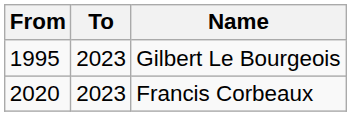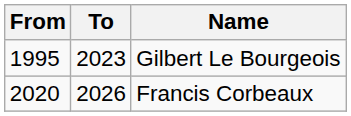(101, 93) 2023 -> (101, 93) 2026
